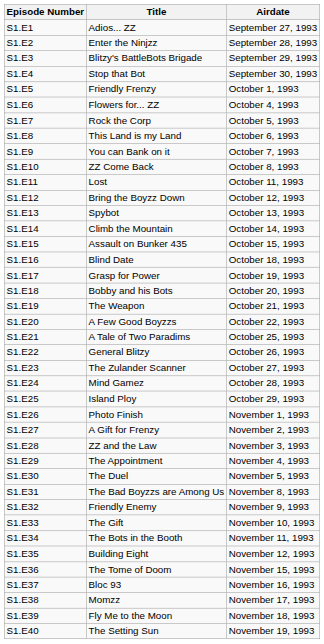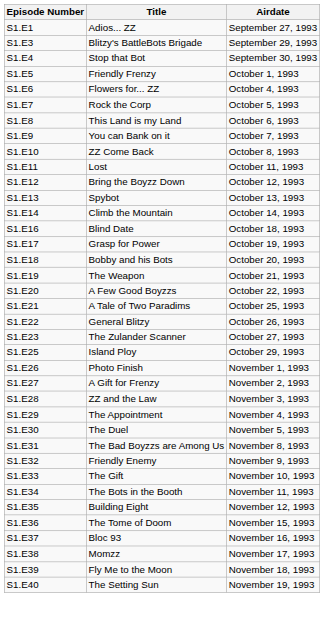- row: (20, 43)
- row: (23, 244)
- row: (23, 383)
